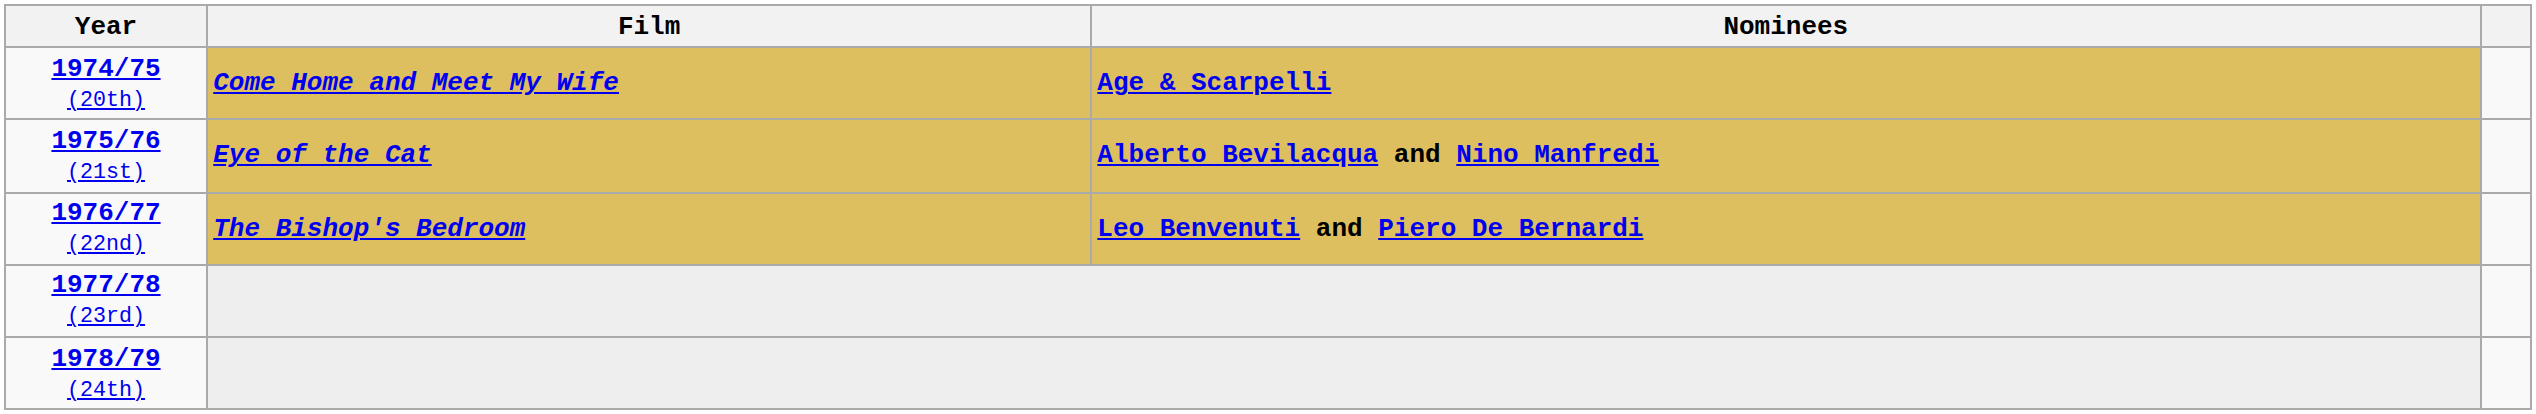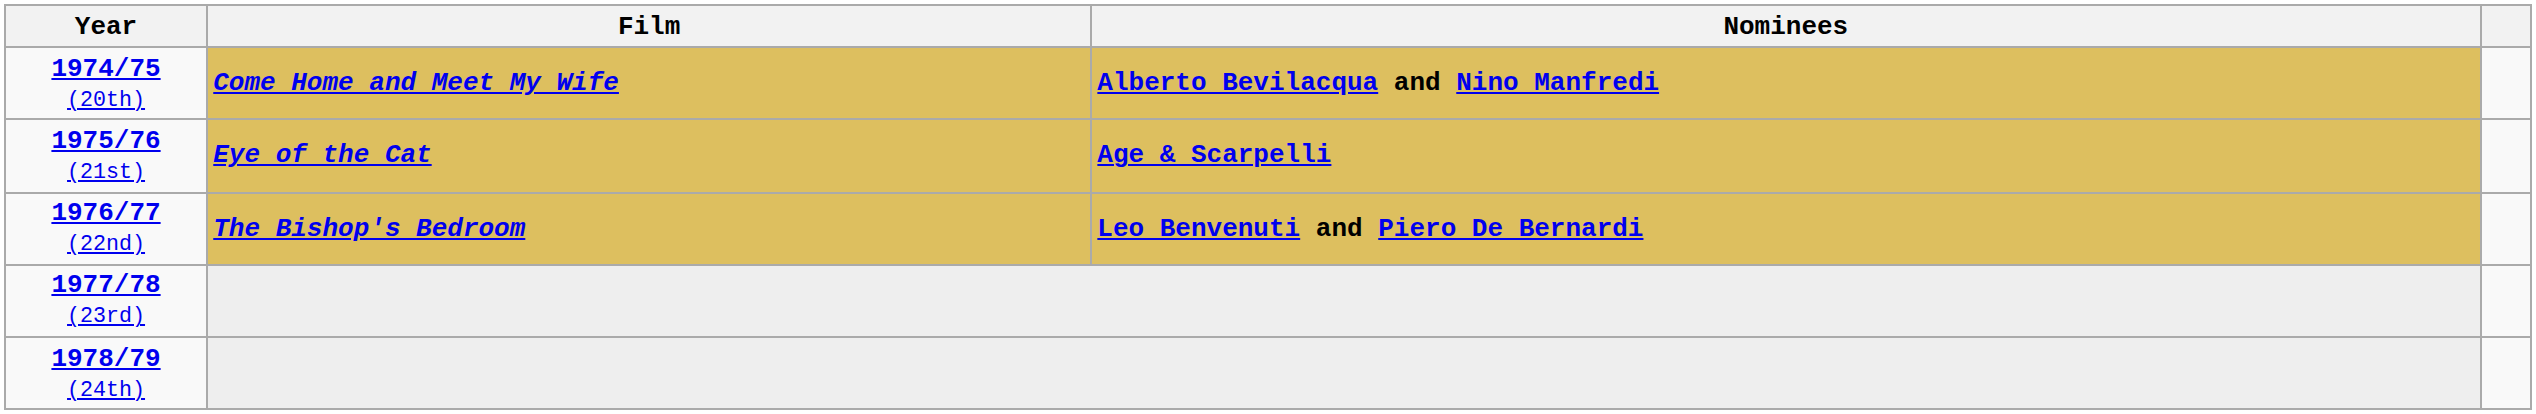(1214, 84) Age & Scarpelli -> (1378, 84) Alberto Bevilacqua and Nino Manfredi
(1378, 156) Alberto Bevilacqua and Nino Manfredi -> (1214, 156) Age & Scarpelli
